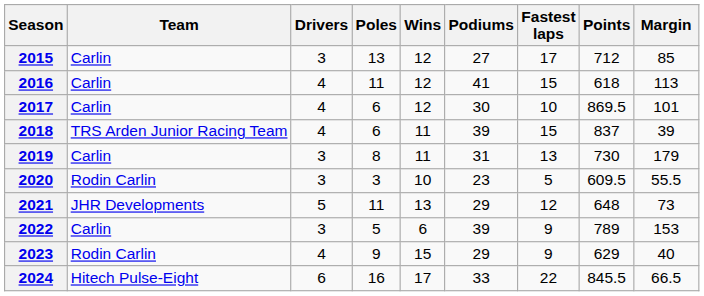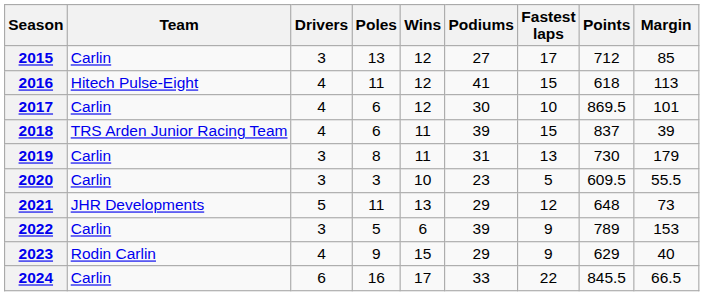(91, 82) Carlin -> (134, 82) Hitech Pulse-Eight
(113, 180) Rodin Carlin -> (91, 180) Carlin
(134, 278) Hitech Pulse-Eight -> (91, 278) Carlin
